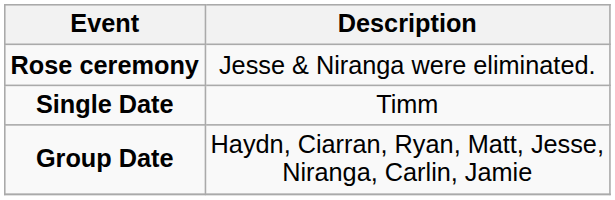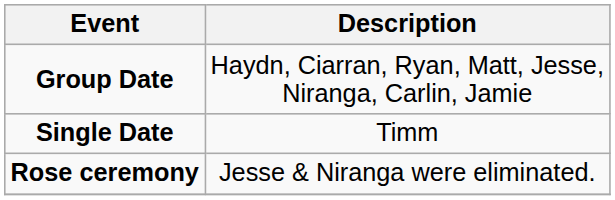rows swapped: (105, 159) <-> (105, 64)
